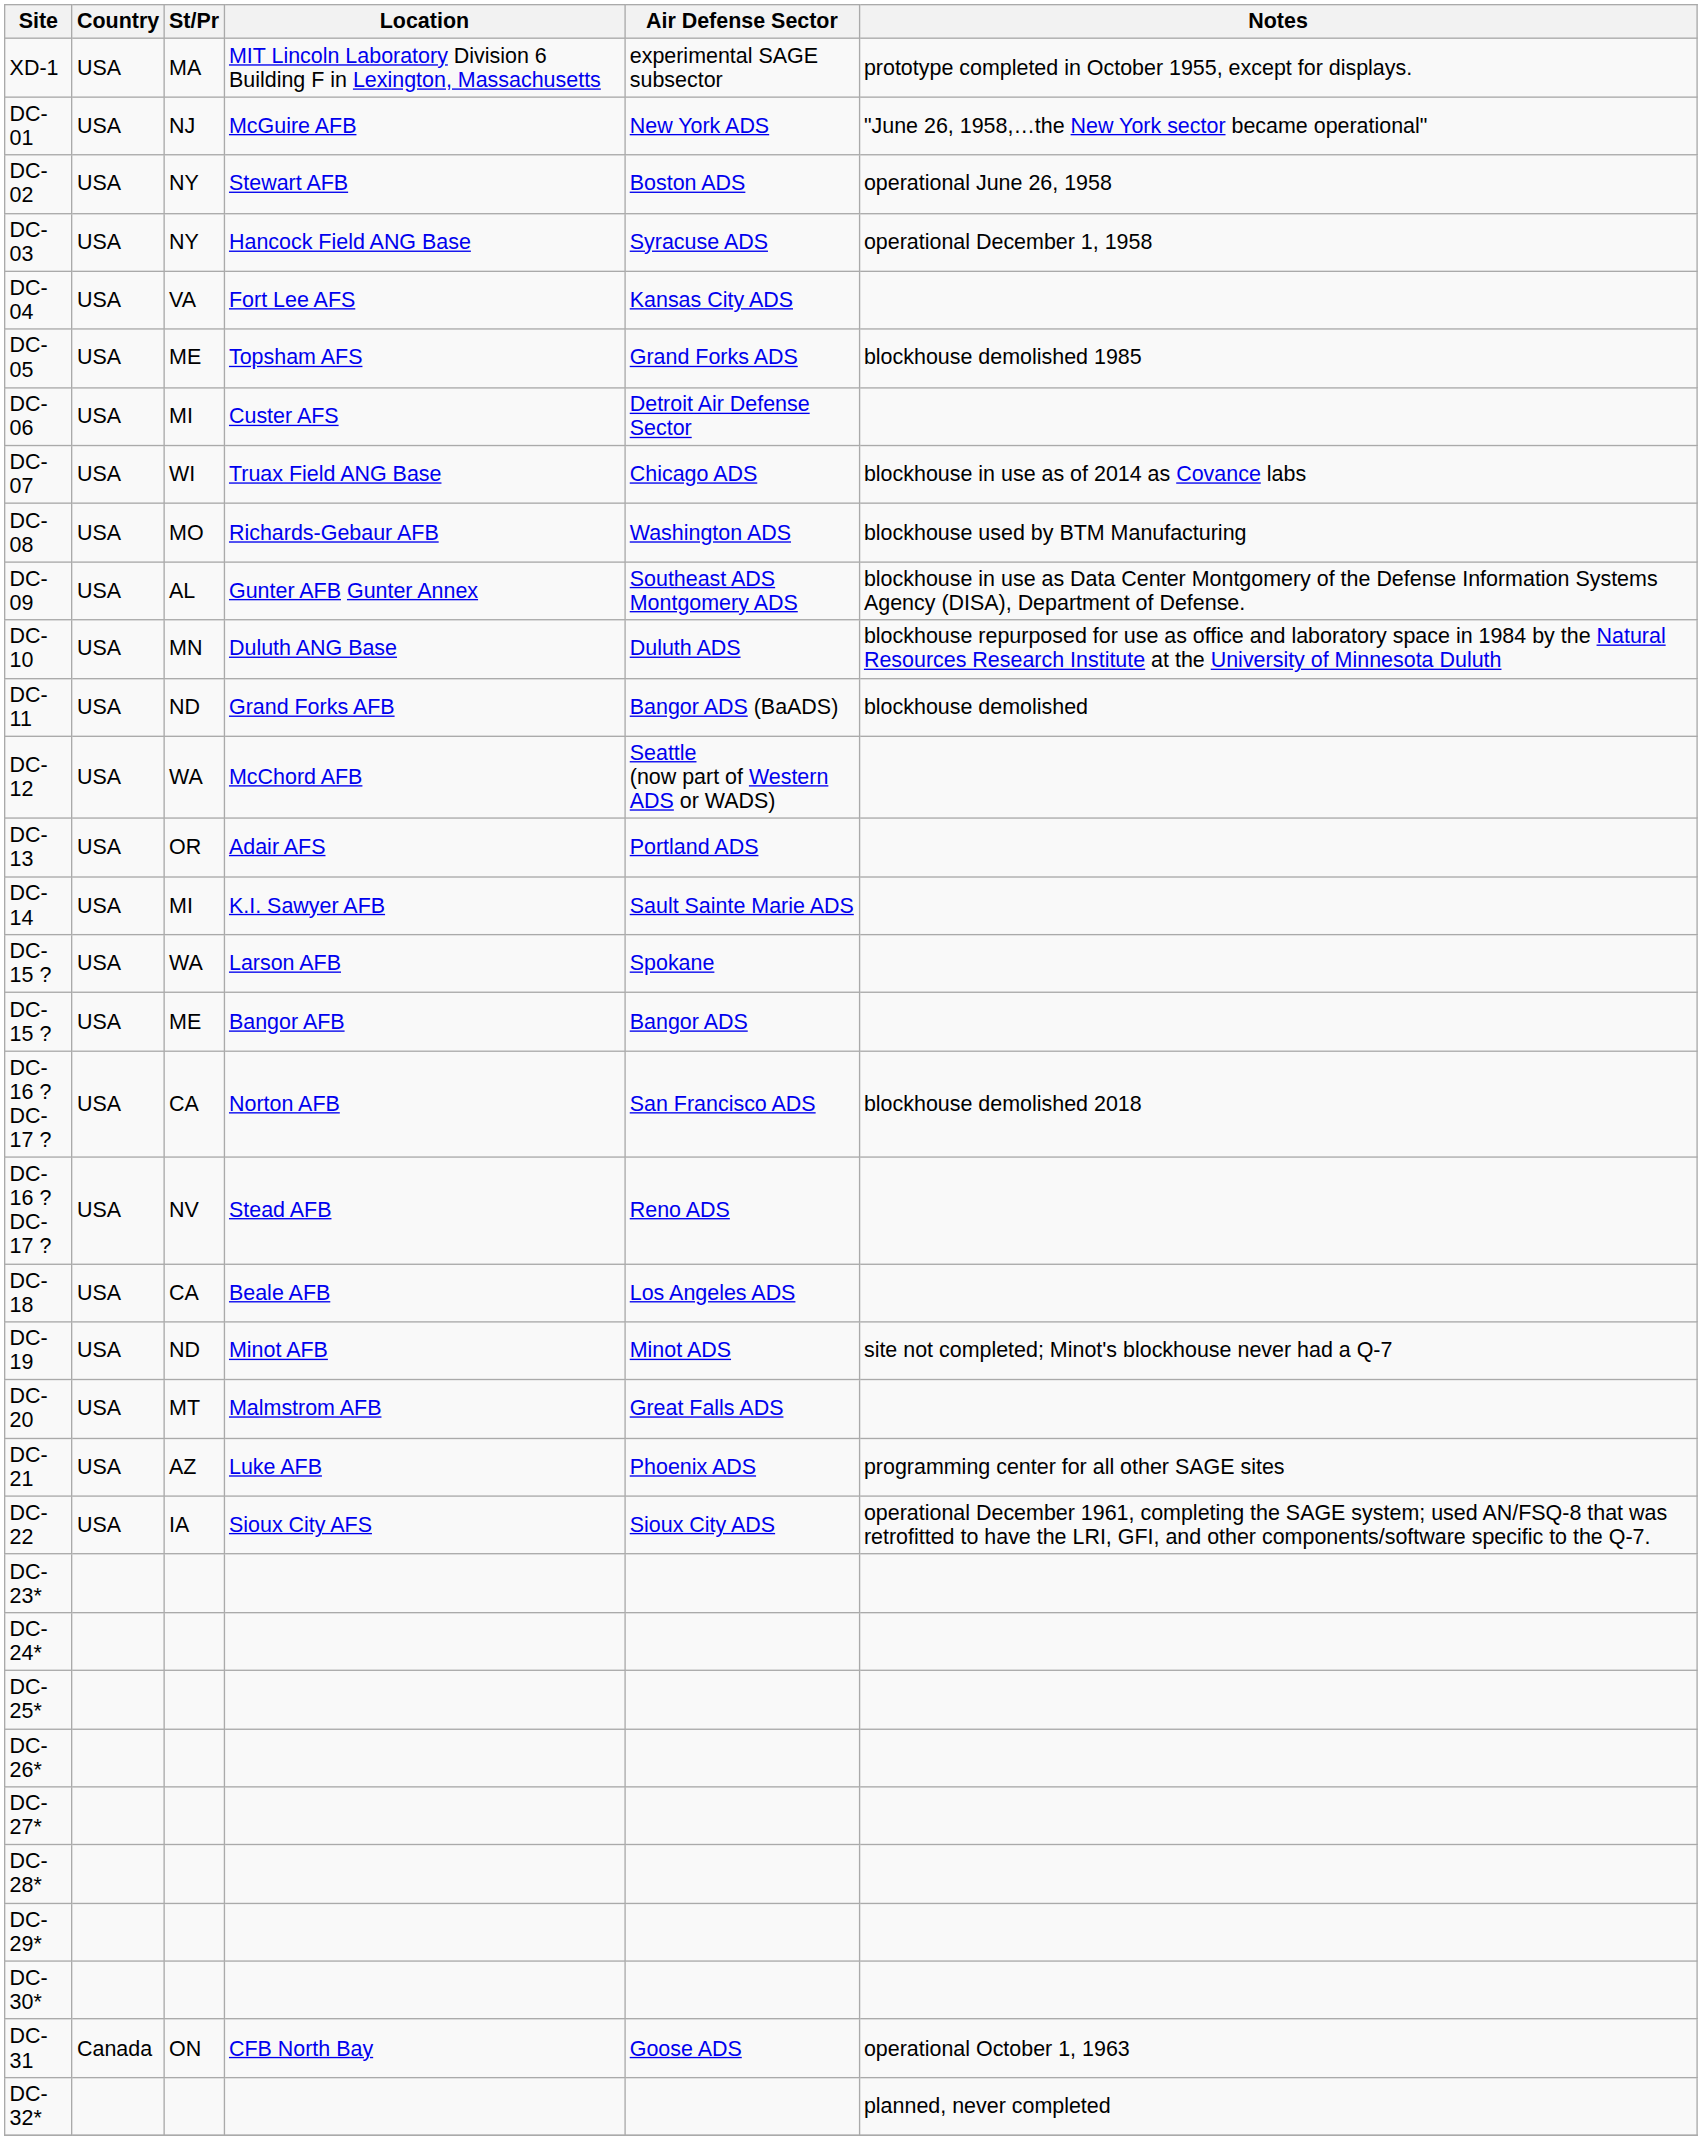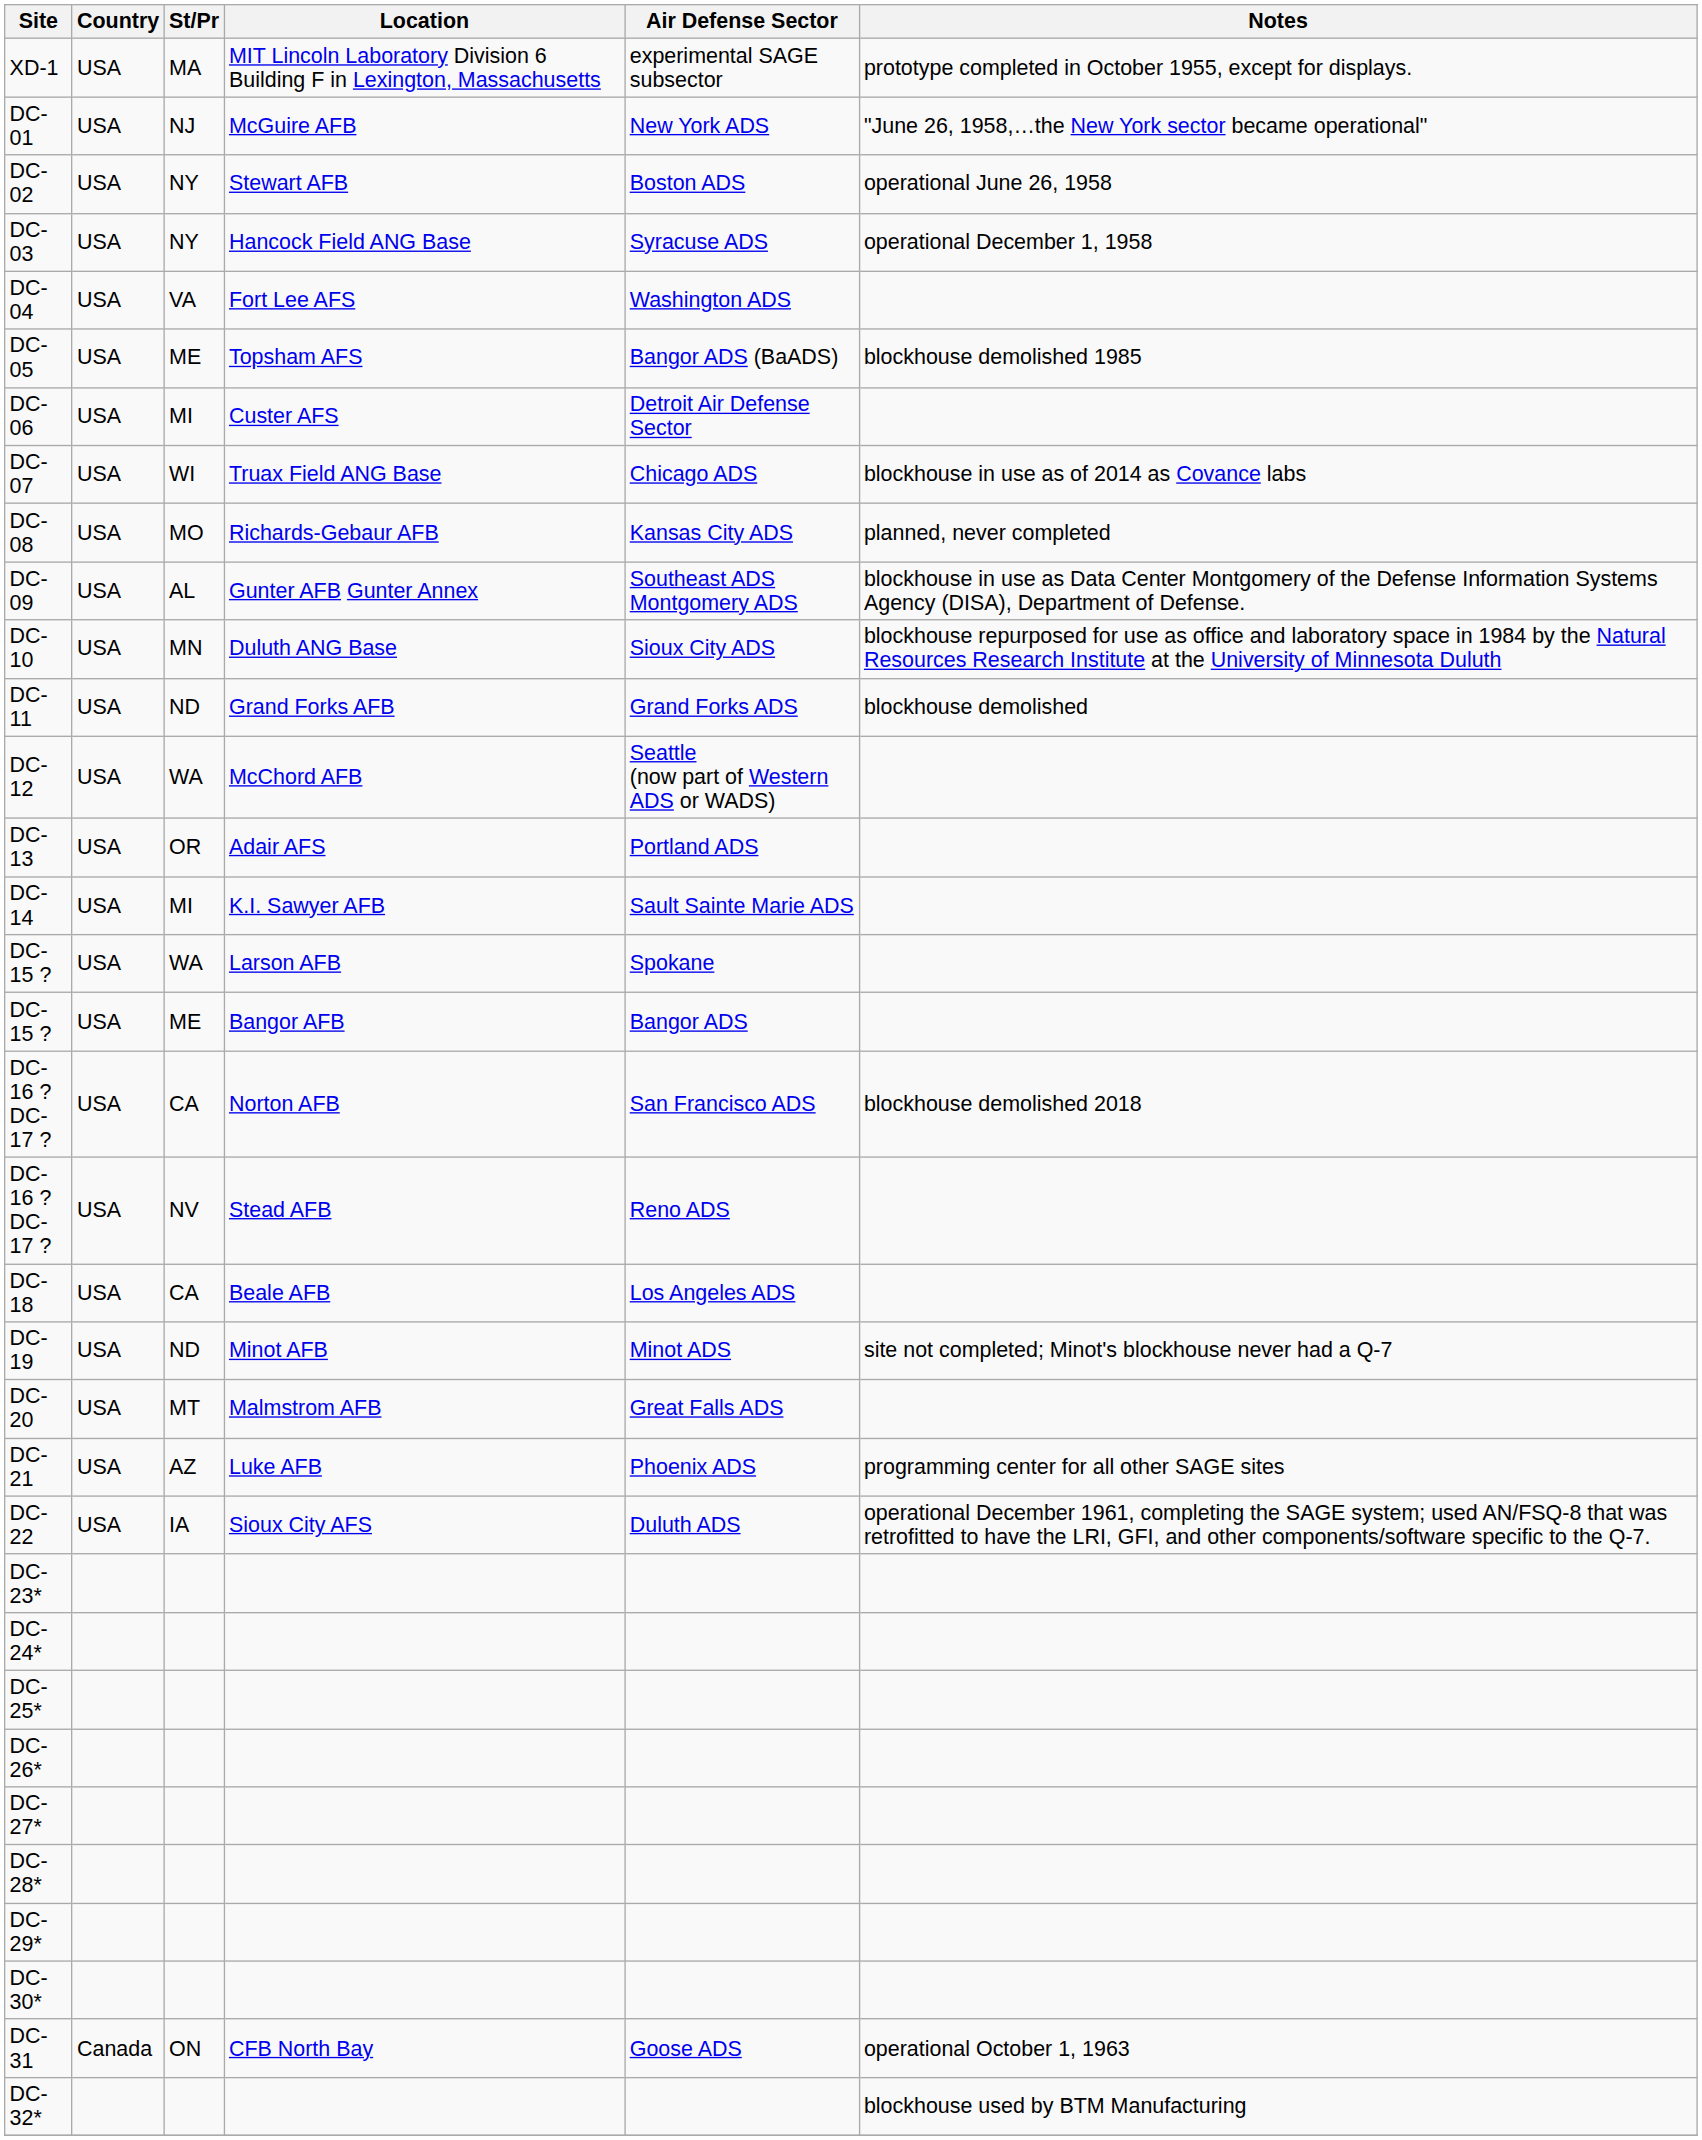(711, 300) Kansas City ADS -> (710, 300) Washington ADS
(714, 358) Grand Forks ADS -> (734, 358) Bangor ADS (BaADS)
(710, 532) Washington ADS -> (711, 532) Kansas City ADS
(1055, 532) blockhouse used by BTM Manufacturing -> (987, 532) planned, never completed
(685, 648) Duluth ADS -> (702, 648) Sioux City ADS
(734, 706) Bangor ADS (BaADS) -> (714, 706) Grand Forks ADS
(702, 1524) Sioux City ADS -> (685, 1524) Duluth ADS
(987, 2106) planned, never completed -> (1055, 2106) blockhouse used by BTM Manufacturing
